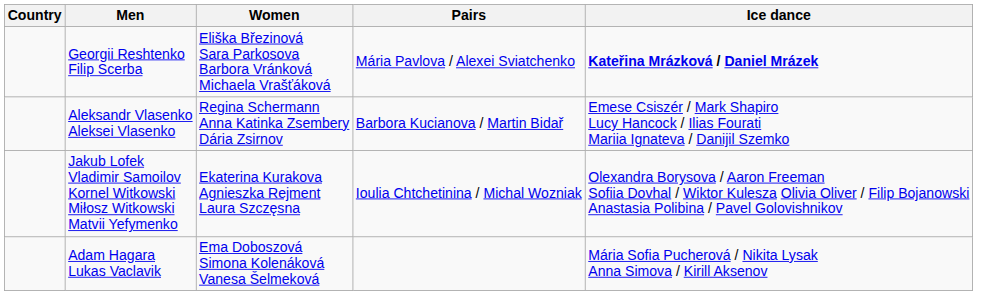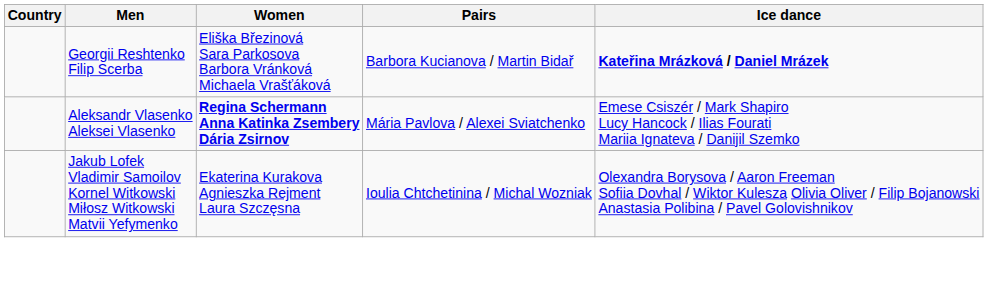(465, 61) Mária Pavlova / Alexei Sviatchenko -> (470, 61) Barbora Kucianova / Martin Bidař
(274, 123) normal -> (279, 123) bold
(460, 123) Barbora Kucianova / Martin Bidař -> (476, 123) Mária Pavlova / Alexei Sviatchenko
- row: (115, 263)
